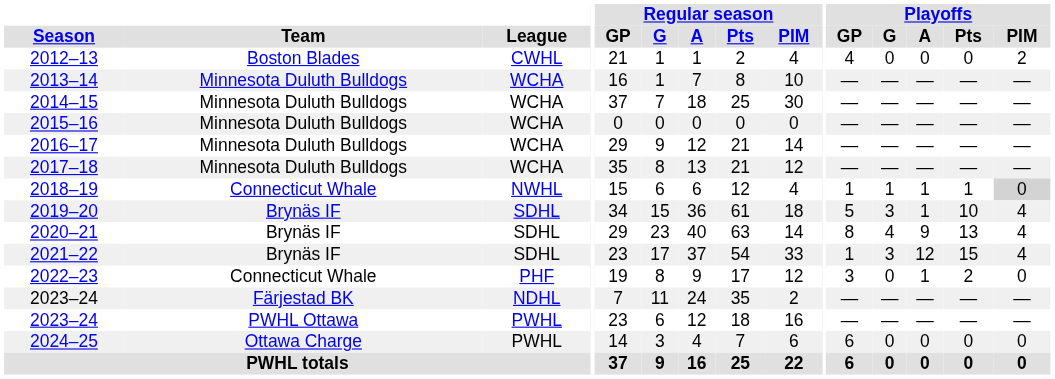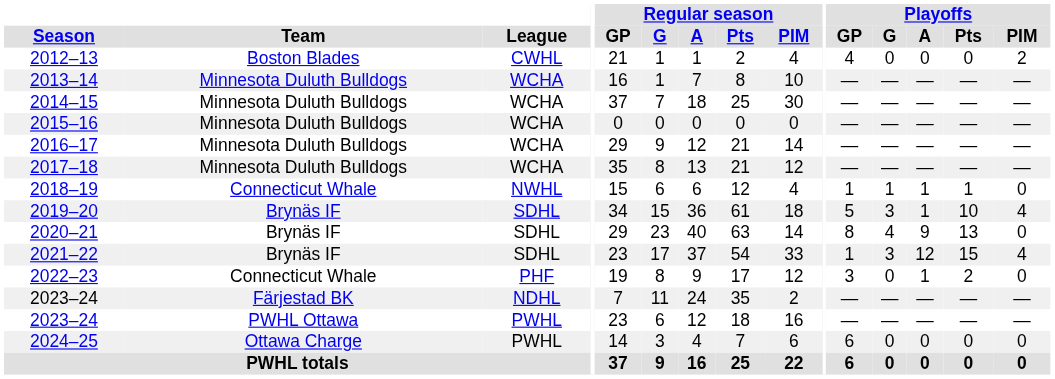(1022, 189) lightgrey background -> (1022, 189) no background
(1022, 232) 4 -> (1022, 232) 0
